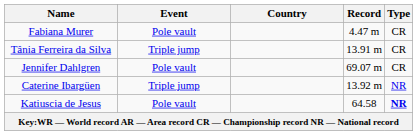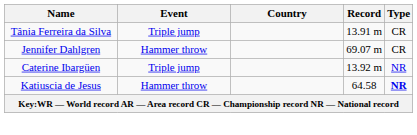- row: (61, 31)
(174, 67) Pole vault -> (174, 49) Hammer throw
(174, 103) Pole vault -> (174, 85) Hammer throw
